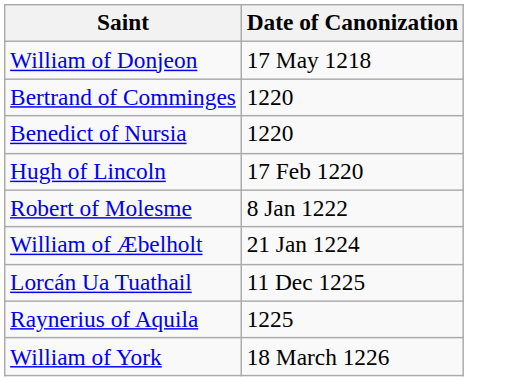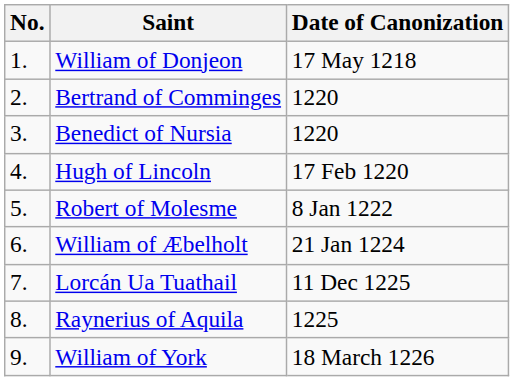+ column: (27, 23)
